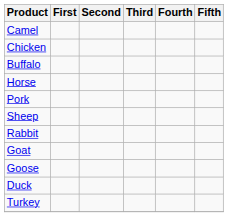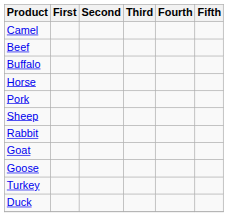- row: (27, 47)
+ row: (18, 47)
rows swapped: (23, 202) <-> (19, 185)
